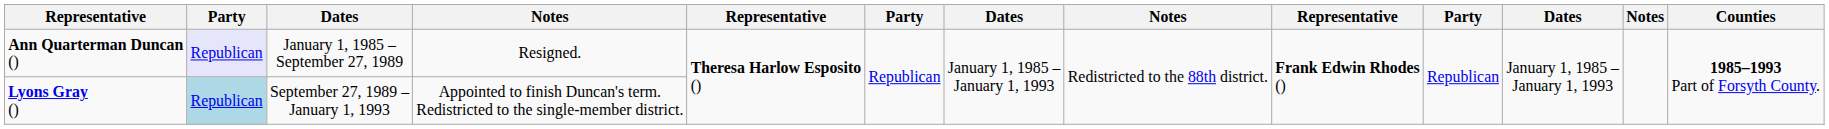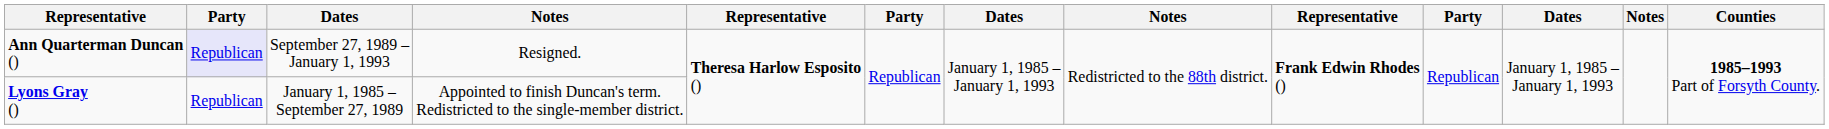(340, 53) January 1, 1985 – September 27, 1989 -> (340, 53) September 27, 1989 – January 1, 1993
(227, 100) lightblue background -> (227, 100) no background
(340, 100) September 27, 1989 – January 1, 1993 -> (340, 100) January 1, 1985 – September 27, 1989
